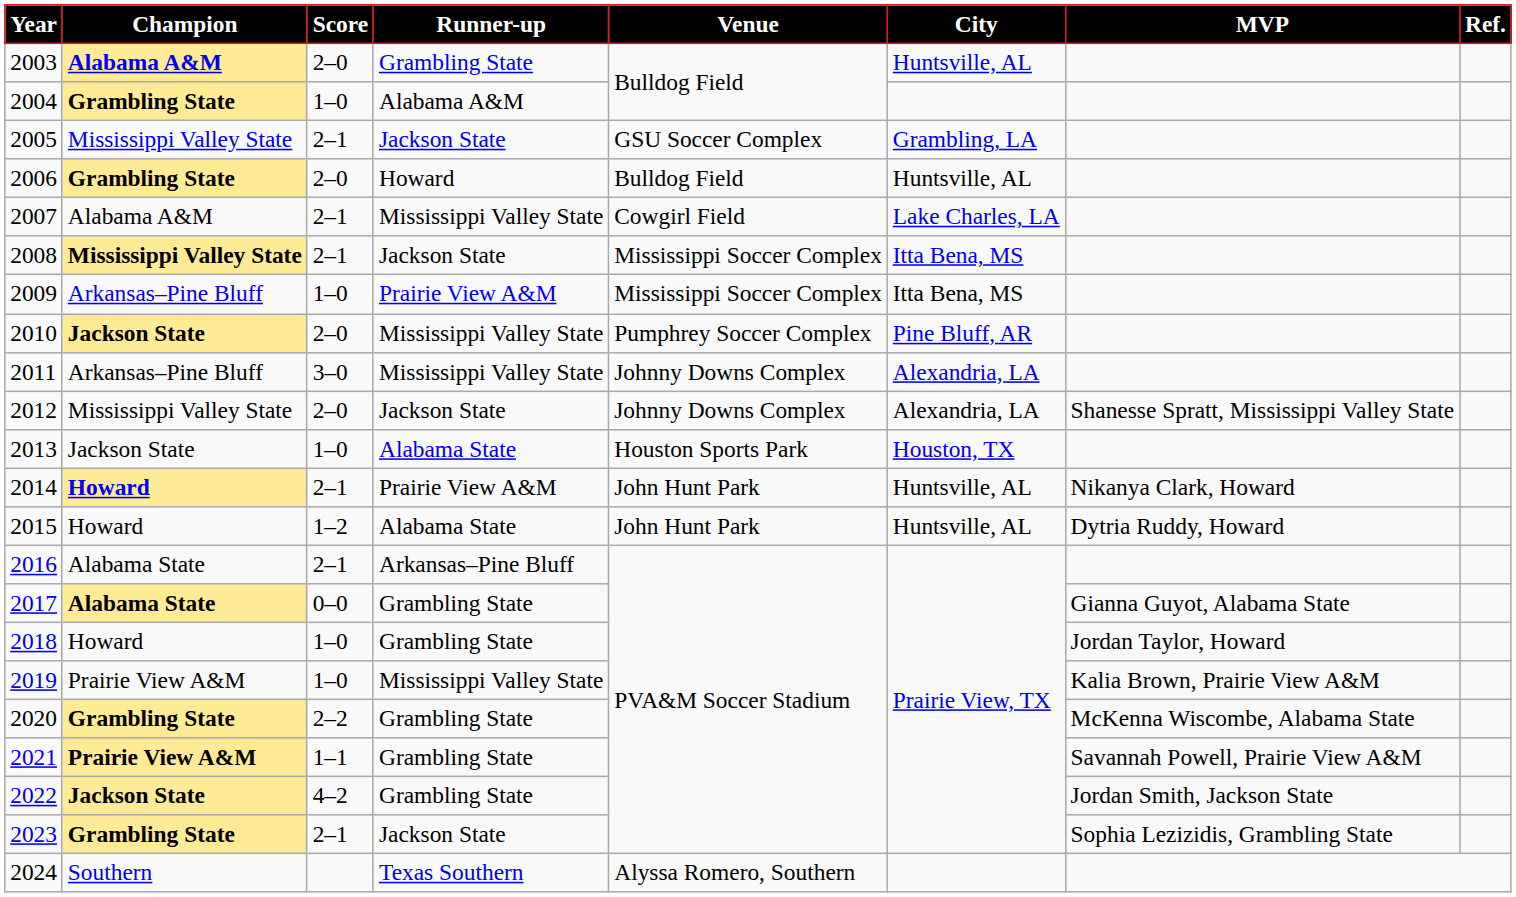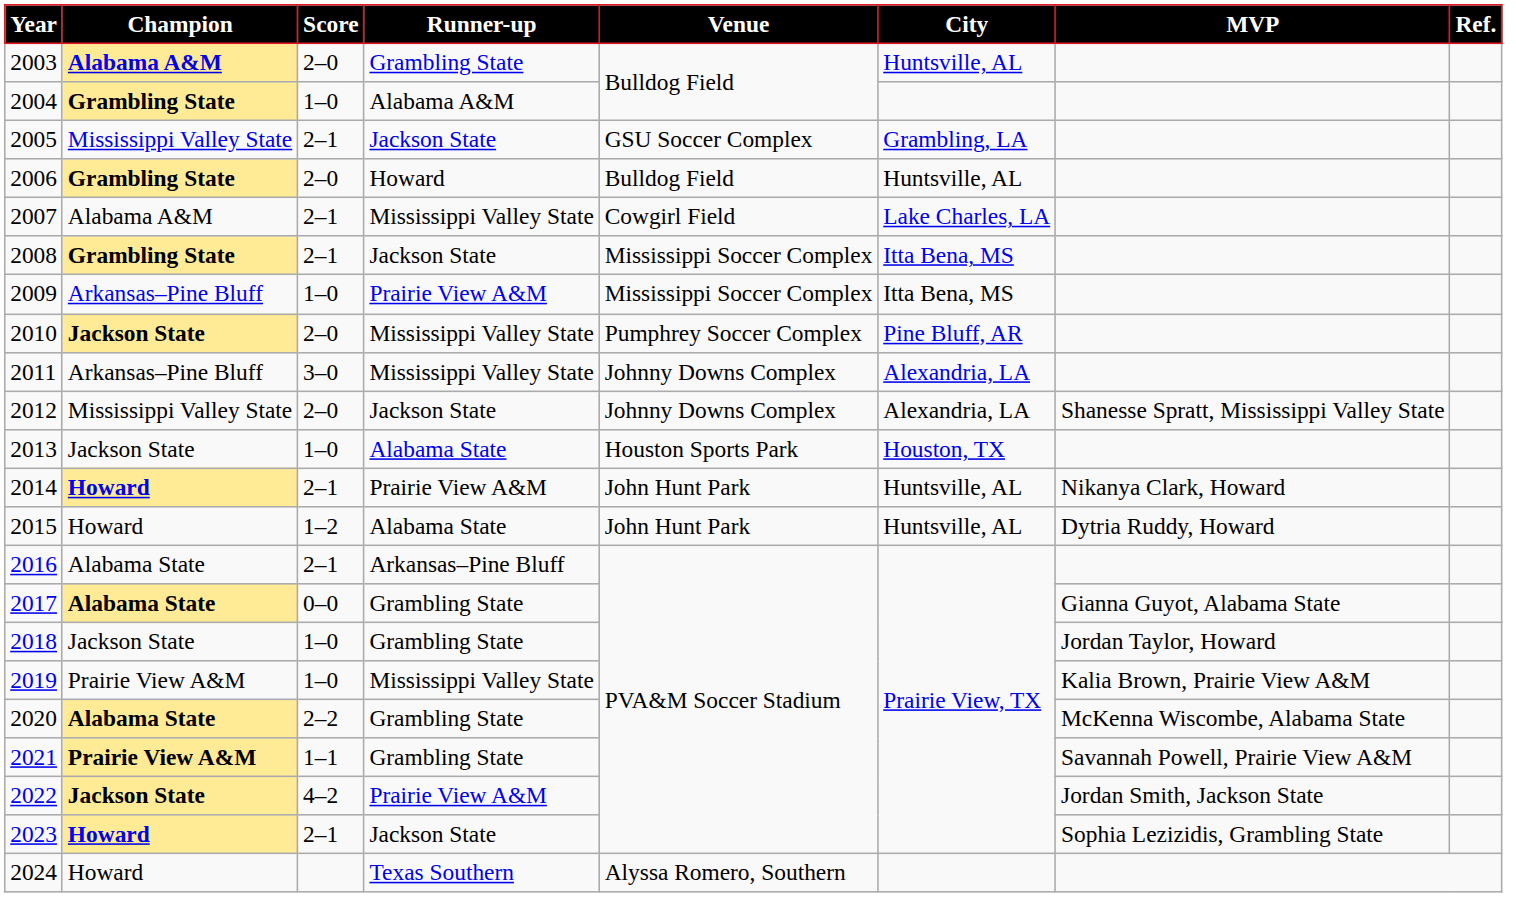(185, 255) Mississippi Valley State -> (151, 255) Grambling State
(106, 641) Howard -> (131, 641) Jackson State
(151, 718) Grambling State -> (142, 718) Alabama State
(456, 795) Grambling State -> (458, 795) Prairie View A&M
(151, 834) Grambling State -> (109, 834) Howard
(110, 873) Southern -> (106, 873) Howard
